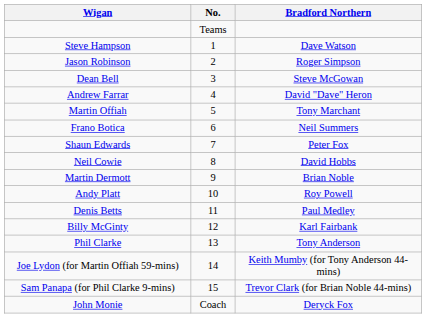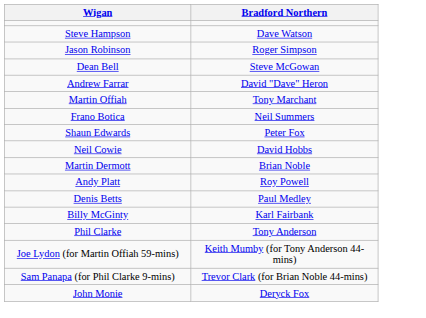- column: (213, 12)
